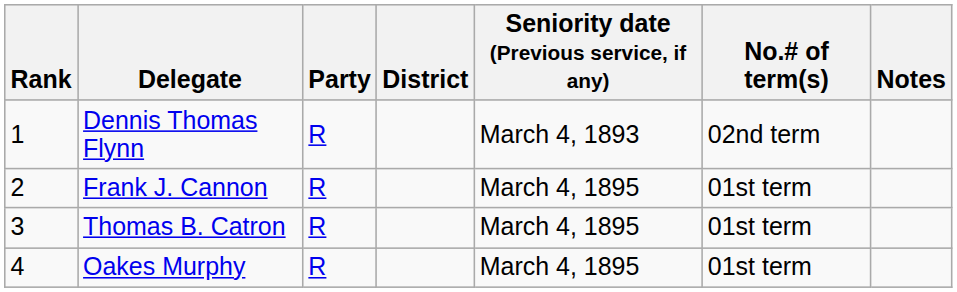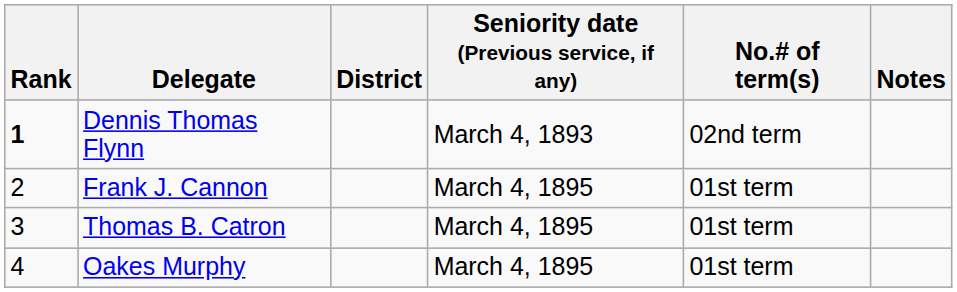- column: (340, 80)
(17, 134) normal -> (17, 134) bold
